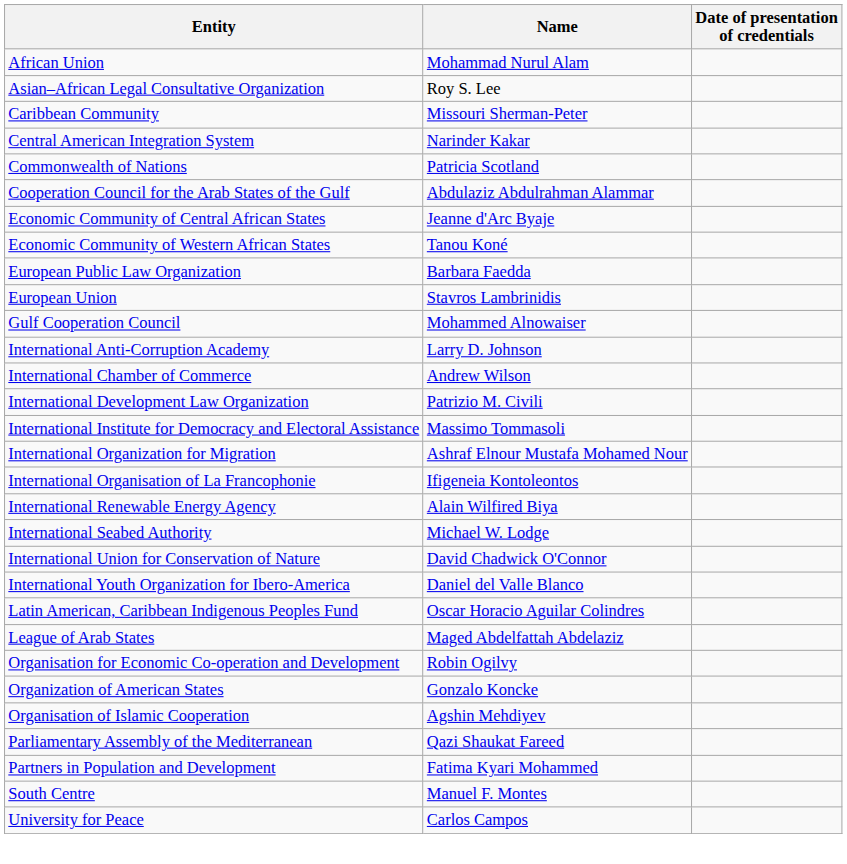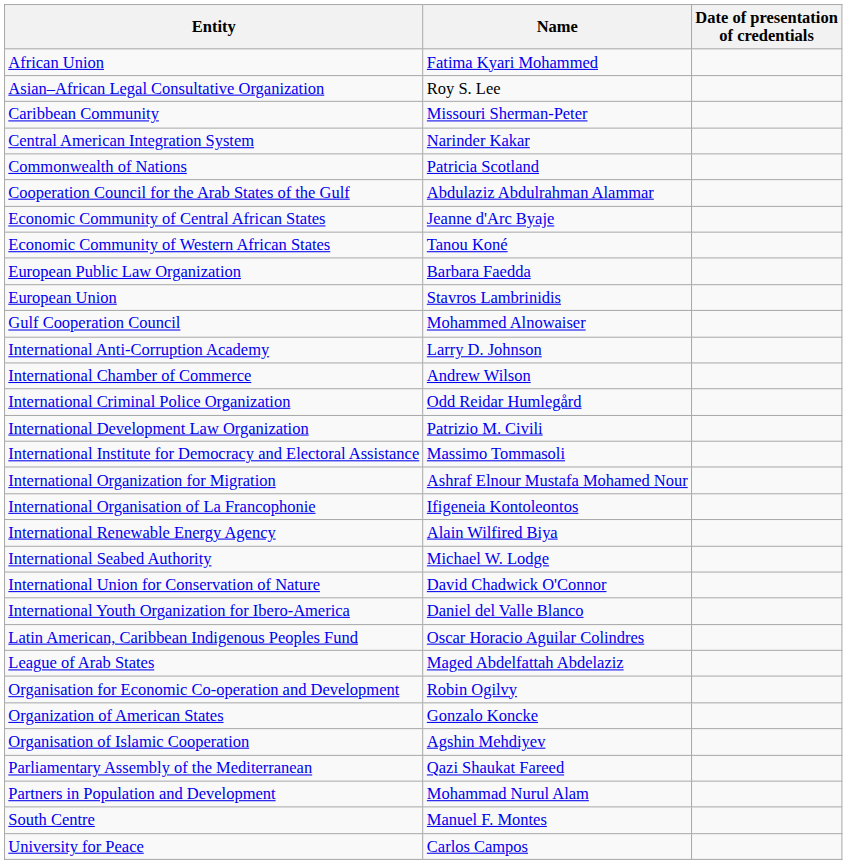(508, 62) Mohammad Nurul Alam -> (512, 62) Fatima Kyari Mohammed
+ row: (149, 402)
(512, 767) Fatima Kyari Mohammed -> (508, 794) Mohammad Nurul Alam
